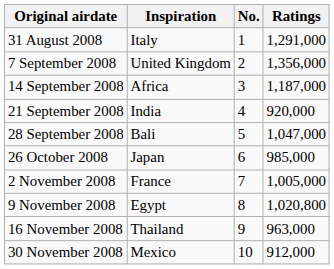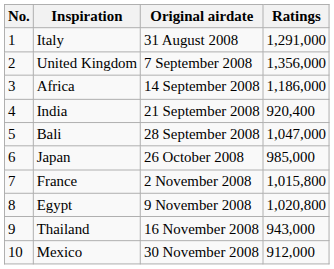columns swapped: (249, 16) <-> (66, 16)
(296, 87) 1,187,000 -> (296, 87) 1,186,000
(291, 110) 920,000 -> (291, 110) 920,400
(296, 181) 1,005,000 -> (296, 181) 1,015,800
(291, 228) 963,000 -> (291, 228) 943,000
